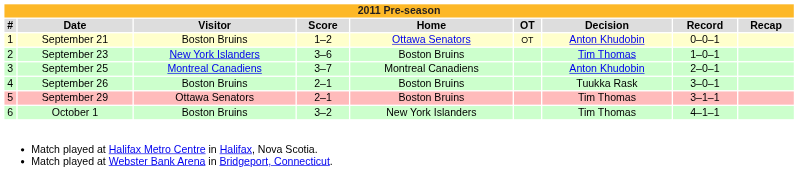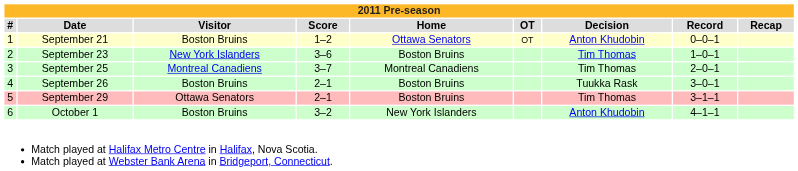(607, 69) Anton Khudobin -> (607, 69) Tim Thomas
(607, 112) Tim Thomas -> (607, 112) Anton Khudobin
